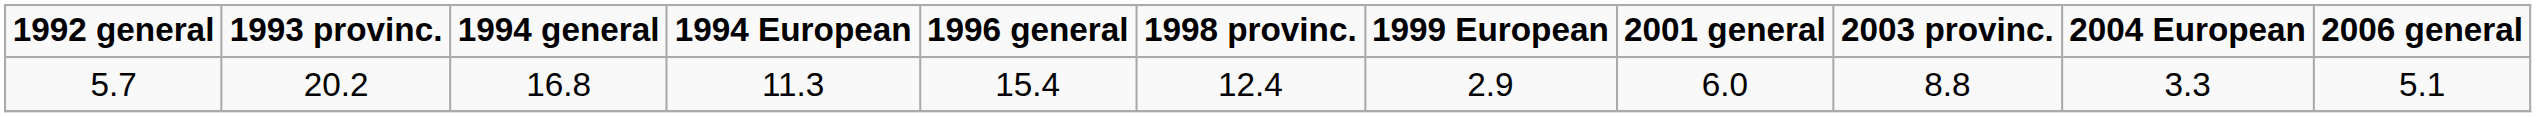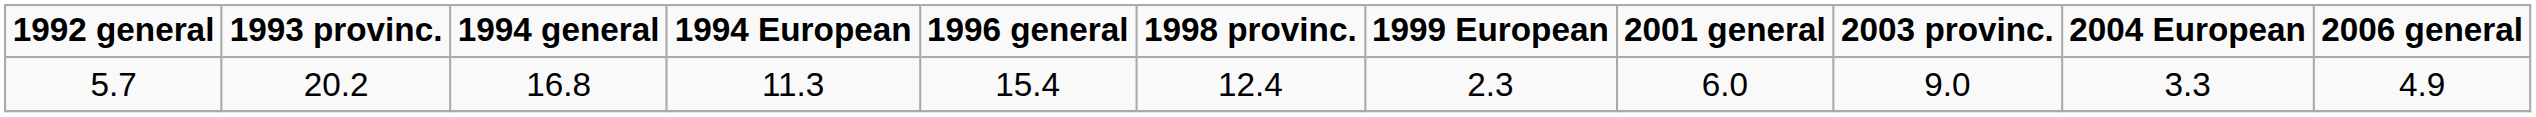(1490, 83) 2.9 -> (1490, 83) 2.3
(1947, 83) 8.8 -> (1947, 83) 9.0
(2422, 83) 5.1 -> (2422, 83) 4.9
